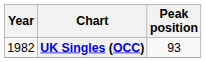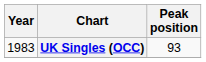(21, 47) 1982 -> (21, 47) 1983
